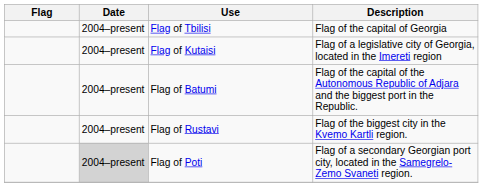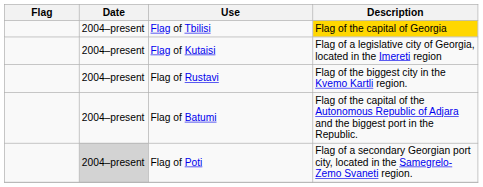(381, 28) no background -> (381, 28) gold background
rows swapped: (184, 90) <-> (185, 129)
